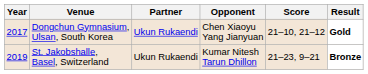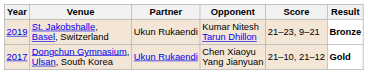rows swapped: (81, 32) <-> (70, 57)
